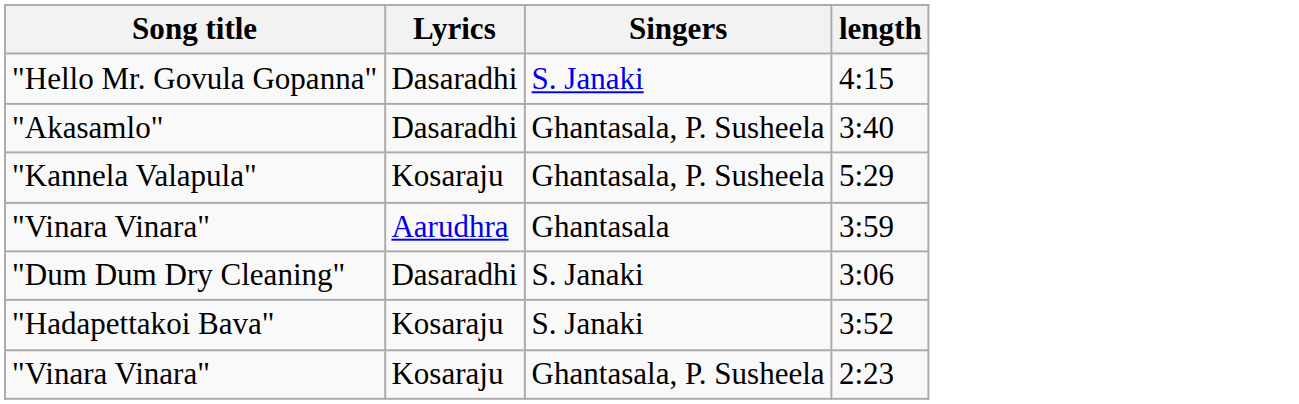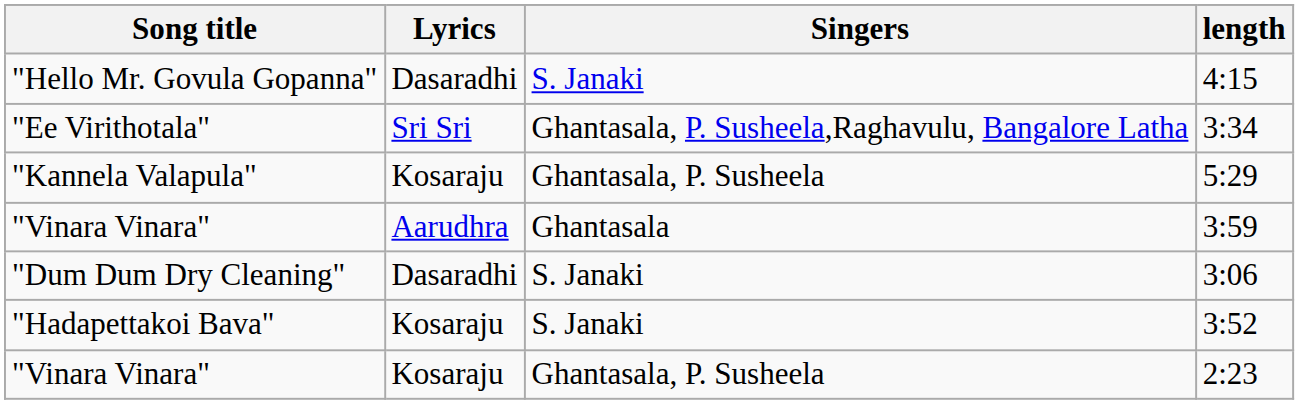+ row: (1230, 127)
- row: (867, 127)
